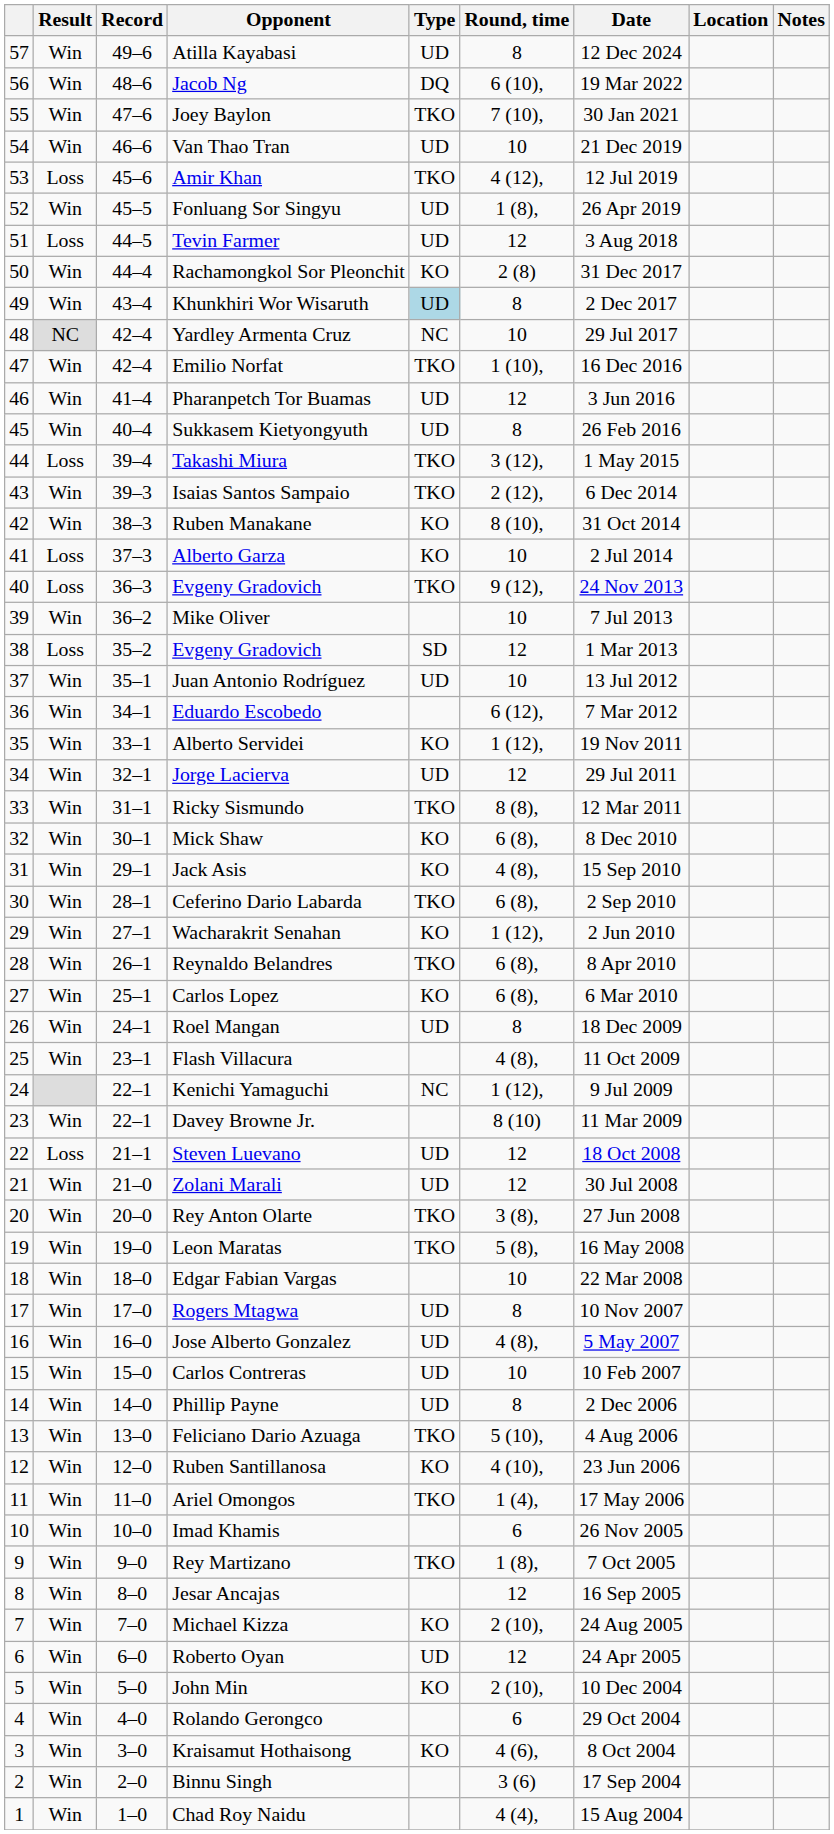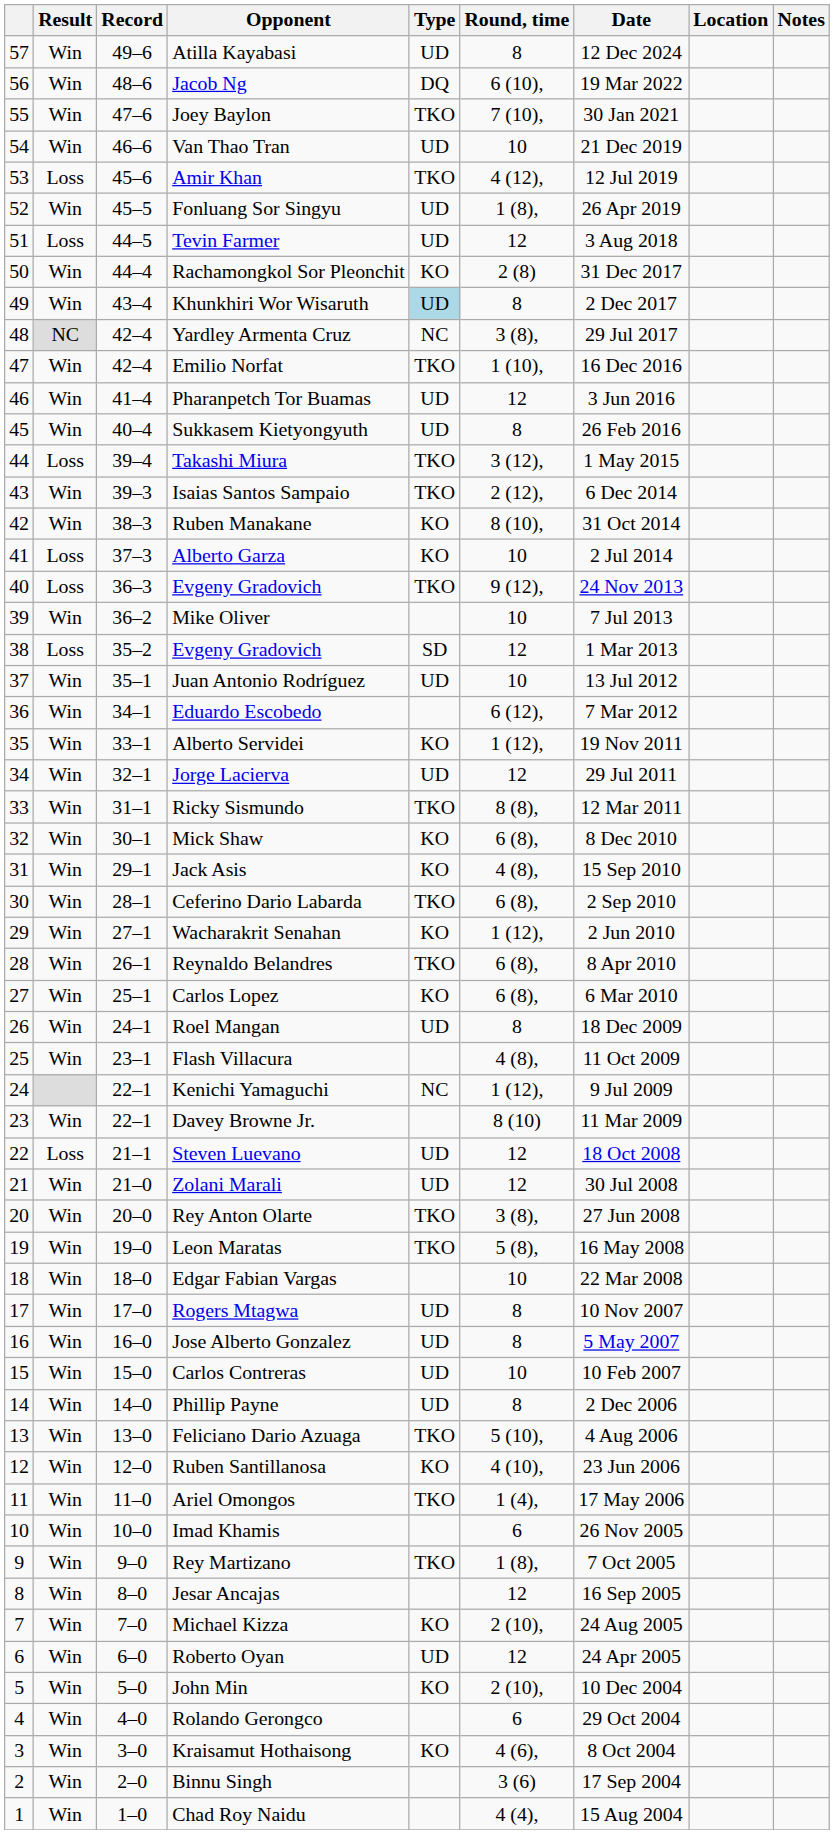(517, 334) 10 -> (517, 334) 3 (8),
(517, 1341) 4 (8), -> (517, 1341) 8
